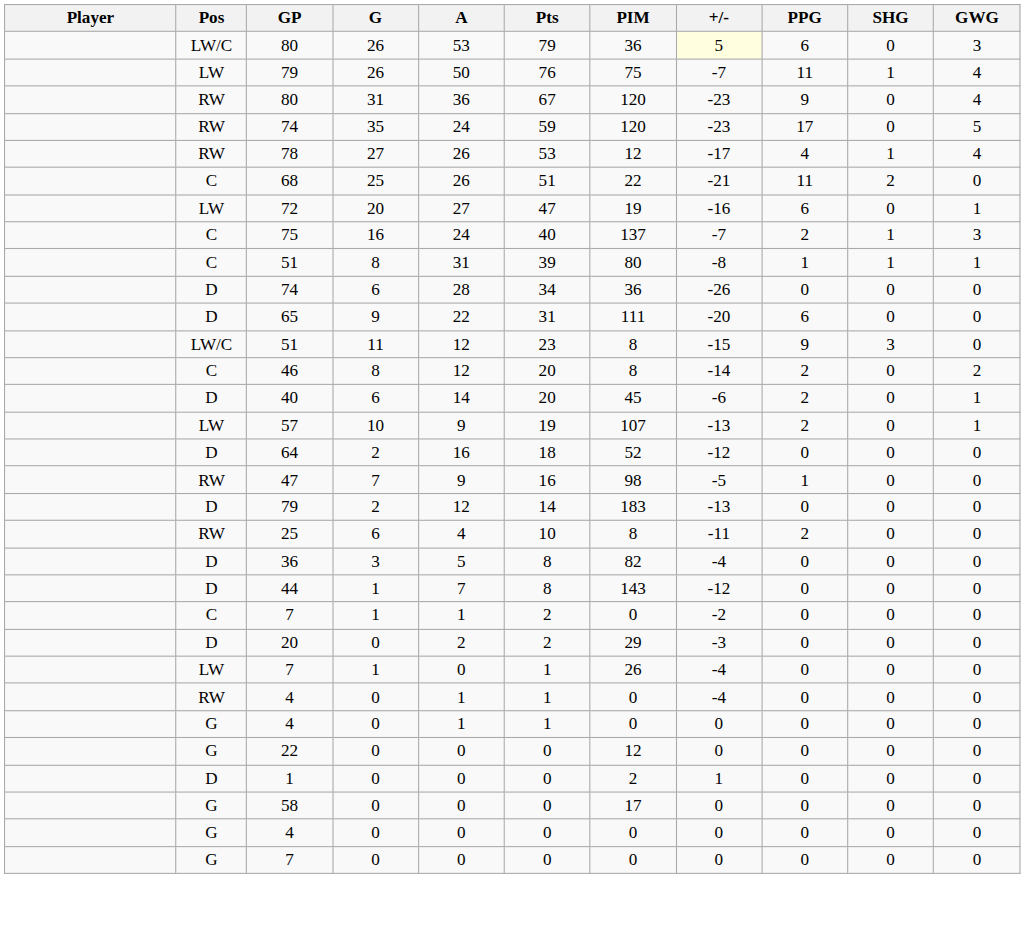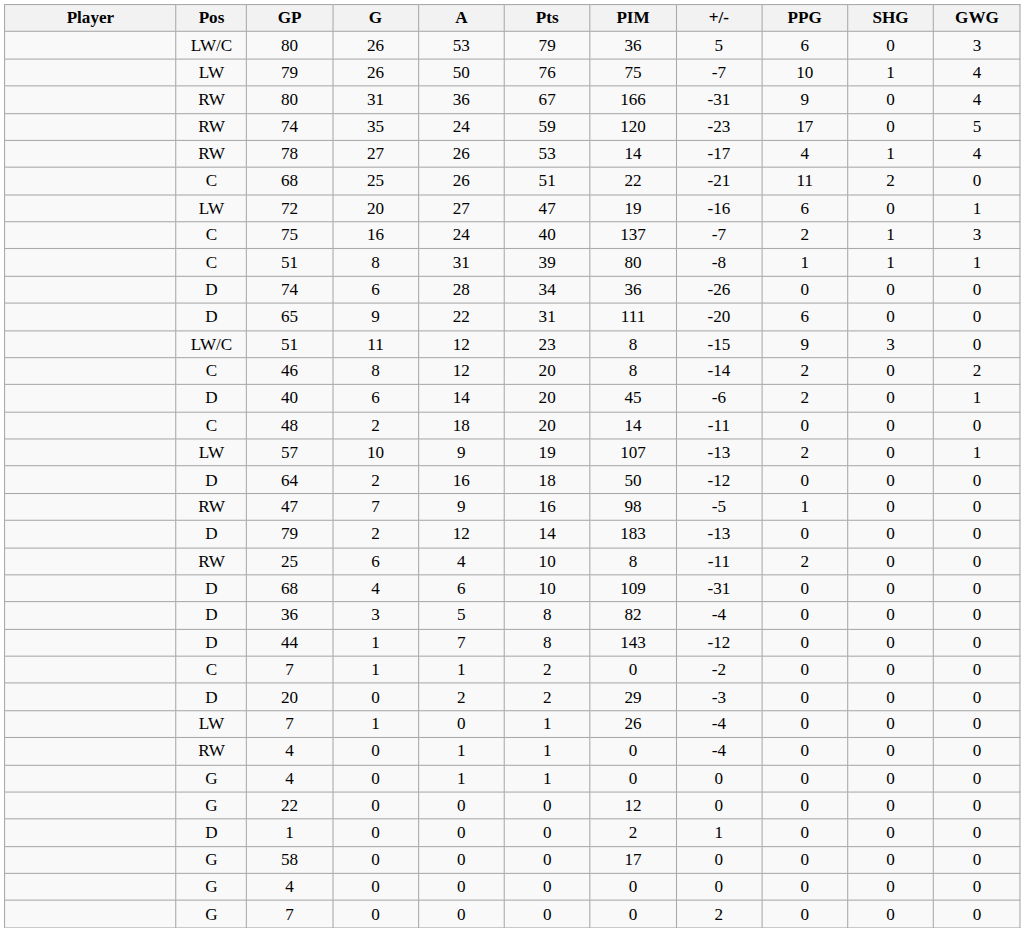(719, 45) lightyellow background -> (719, 45) no background
(805, 72) 11 -> (805, 72) 10
(633, 99) 120 -> (633, 99) 166
(719, 99) -23 -> (719, 99) -31
(633, 153) 12 -> (633, 153) 14
+ row: (211, 425)
(633, 452) 52 -> (633, 479) 50
+ row: (211, 588)
(719, 859) 0 -> (719, 914) 2
